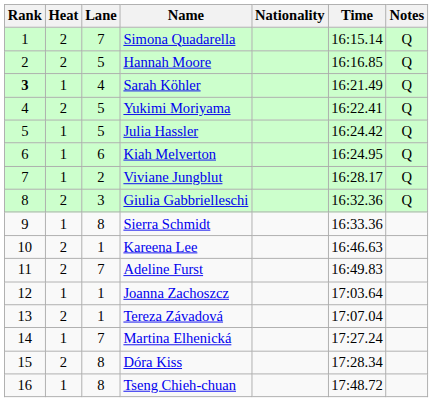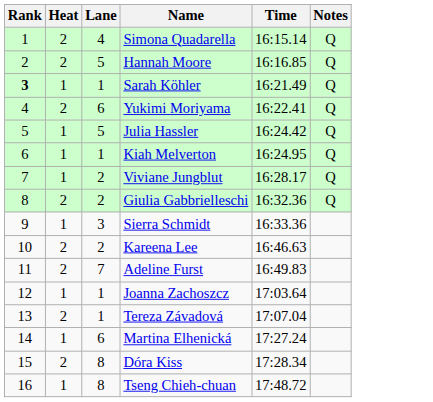- column: (290, 16)
(101, 39) 7 -> (101, 39) 4
(101, 85) 4 -> (101, 85) 1
(101, 108) 5 -> (101, 108) 6
(101, 154) 6 -> (101, 154) 1
(101, 200) 3 -> (101, 200) 2
(101, 223) 8 -> (101, 223) 3
(101, 246) 1 -> (101, 246) 2
(101, 339) 7 -> (101, 339) 6
